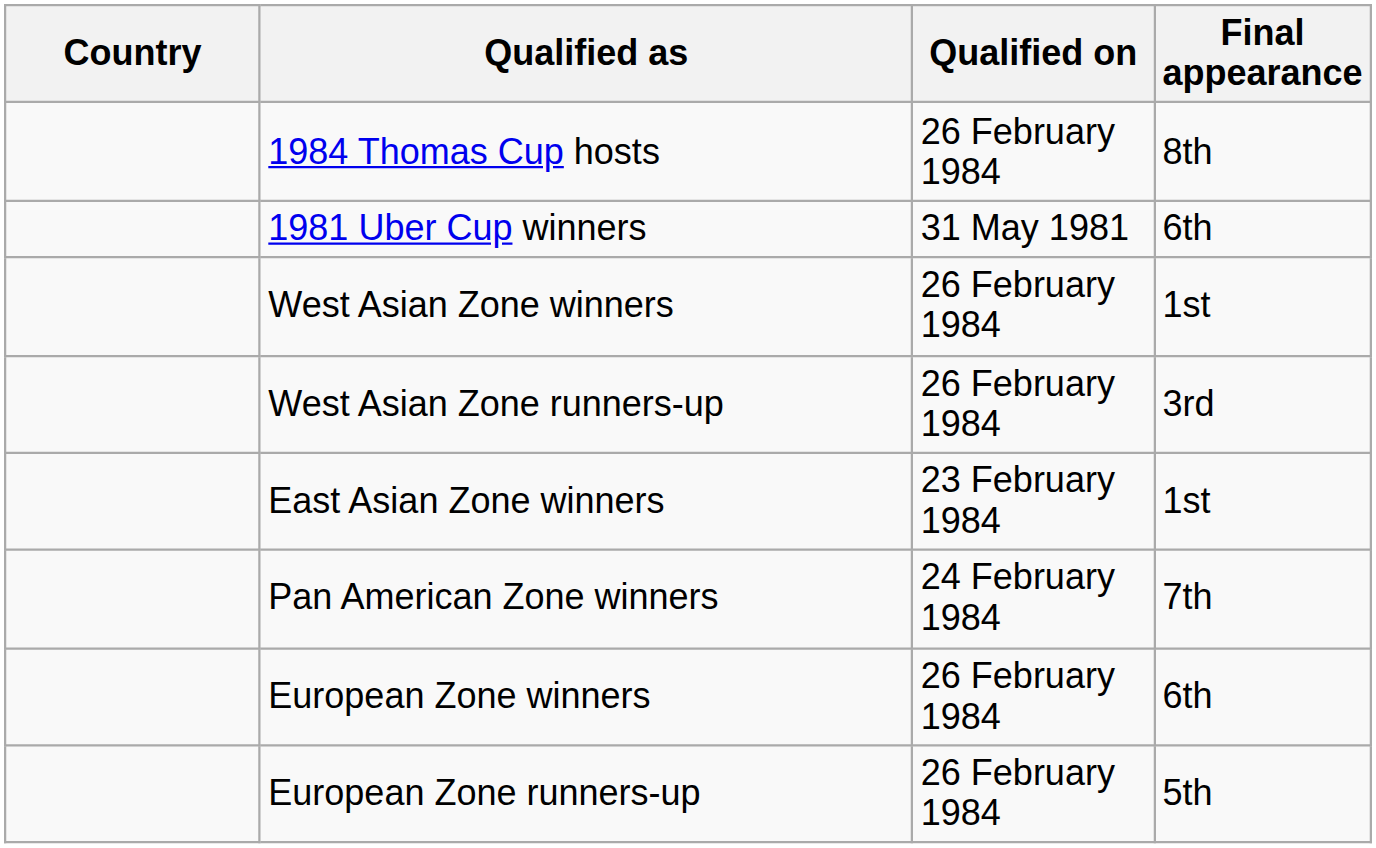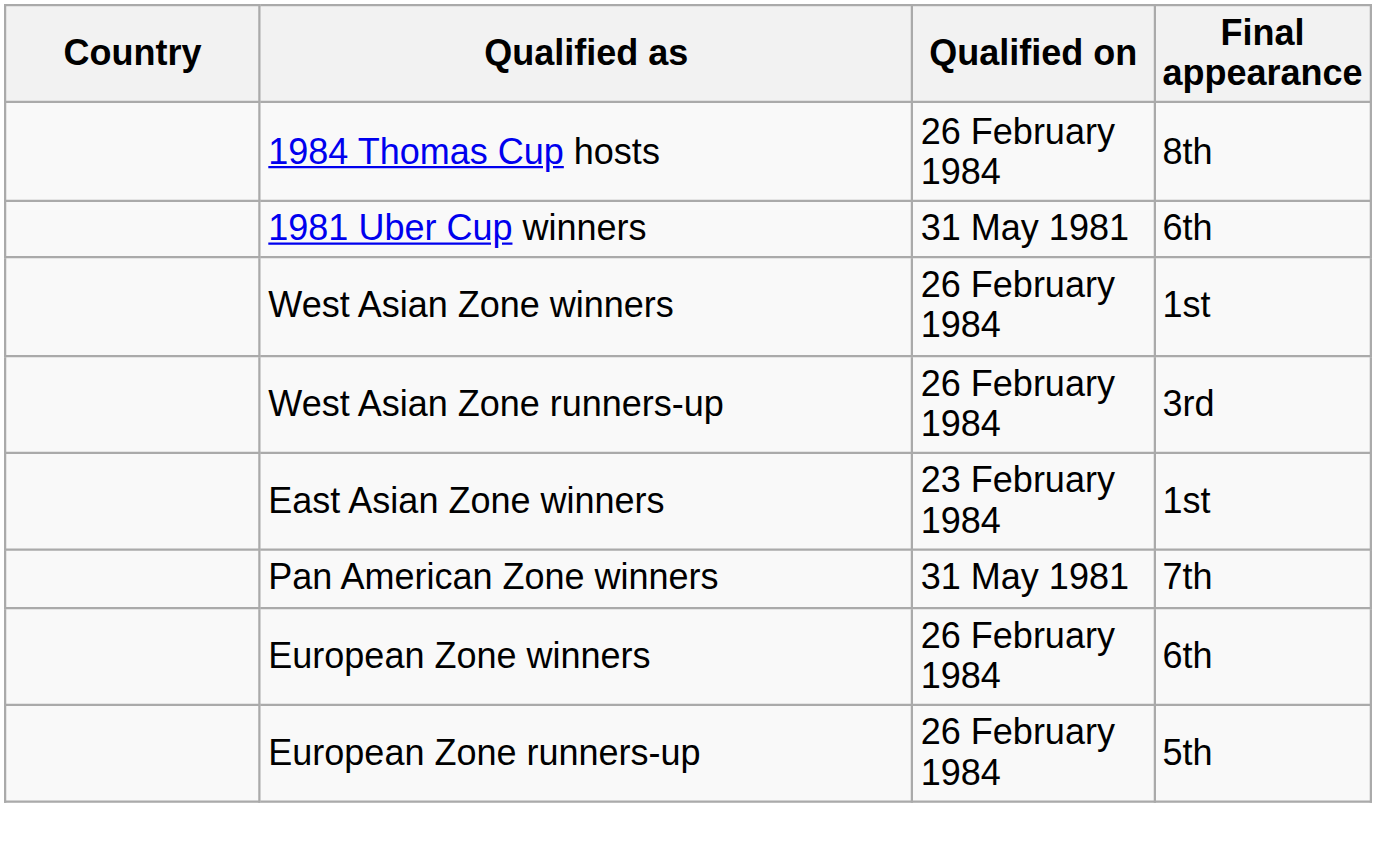(1018, 598) 24 February 1984 -> (1025, 578) 31 May 1981
